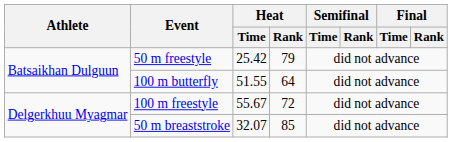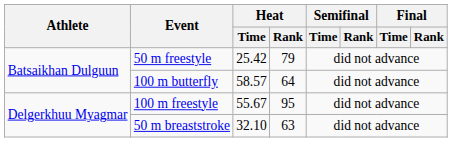(252, 81) 51.55 -> (252, 81) 58.57
(288, 104) 72 -> (288, 104) 95
(252, 126) 32.07 -> (252, 126) 32.10
(288, 126) 85 -> (288, 126) 63
